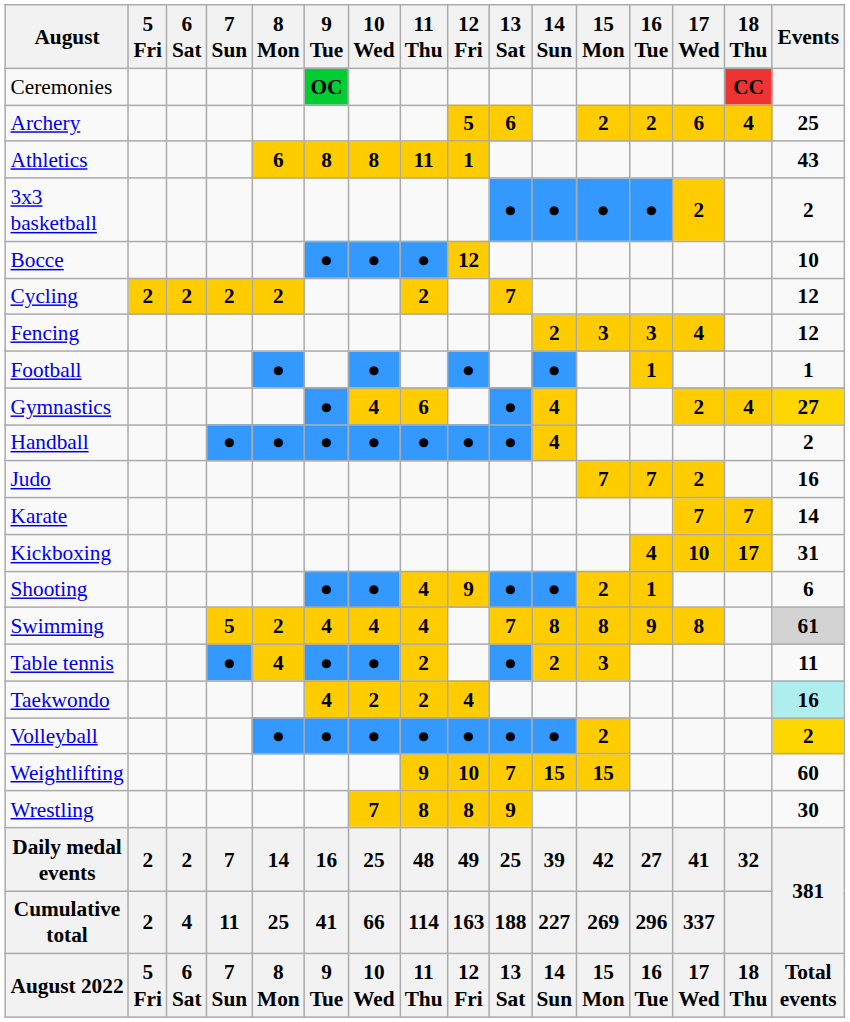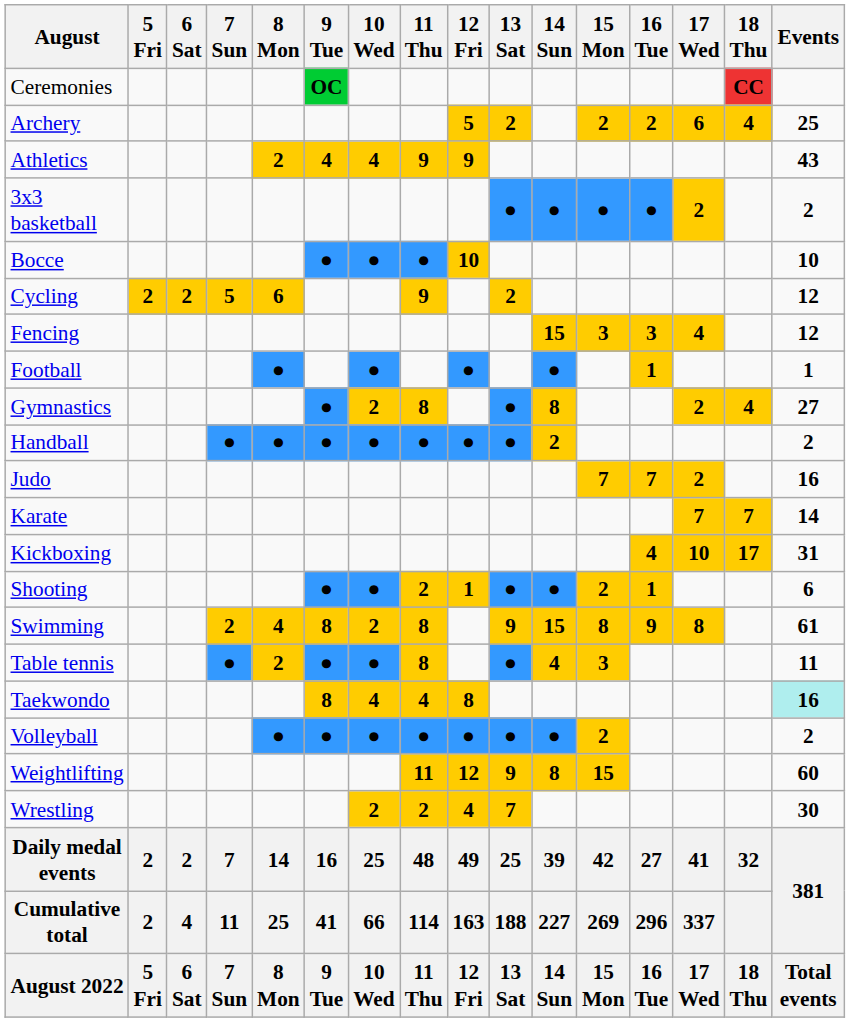(510, 123) 6 -> (510, 123) 2
(278, 160) 6 -> (278, 160) 2
(326, 160) 8 -> (326, 160) 4
(374, 160) 8 -> (374, 160) 4
(424, 160) 11 -> (424, 160) 9
(469, 160) 1 -> (469, 160) 9
(469, 259) 12 -> (469, 259) 10
(229, 296) 2 -> (229, 296) 5
(278, 296) 2 -> (278, 296) 6
(424, 296) 2 -> (424, 296) 9
(510, 296) 7 -> (510, 296) 2
(554, 333) 2 -> (554, 333) 15
(374, 406) 4 -> (374, 406) 2
(424, 406) 6 -> (424, 406) 8
(554, 406) 4 -> (554, 406) 8
(808, 406) gold background -> (808, 406) no background
(554, 443) 4 -> (554, 443) 2
(424, 589) 4 -> (424, 589) 2
(469, 589) 9 -> (469, 589) 1
(229, 626) 5 -> (229, 626) 2
(278, 626) 2 -> (278, 626) 4
(326, 626) 4 -> (326, 626) 8
(374, 626) 4 -> (374, 626) 2
(424, 626) 4 -> (424, 626) 8
(510, 626) 7 -> (510, 626) 9
(554, 626) 8 -> (554, 626) 15
(808, 626) lightgrey background -> (808, 626) no background
(278, 662) 4 -> (278, 662) 2
(424, 662) 2 -> (424, 662) 8
(554, 662) 2 -> (554, 662) 4
(326, 699) 4 -> (326, 699) 8
(374, 699) 2 -> (374, 699) 4
(424, 699) 2 -> (424, 699) 4
(469, 699) 4 -> (469, 699) 8
(808, 736) gold background -> (808, 736) no background
(424, 772) 9 -> (424, 772) 11
(469, 772) 10 -> (469, 772) 12
(510, 772) 7 -> (510, 772) 9
(554, 772) 15 -> (554, 772) 8
(374, 809) 7 -> (374, 809) 2
(424, 809) 8 -> (424, 809) 2
(469, 809) 8 -> (469, 809) 4
(510, 809) 9 -> (510, 809) 7
